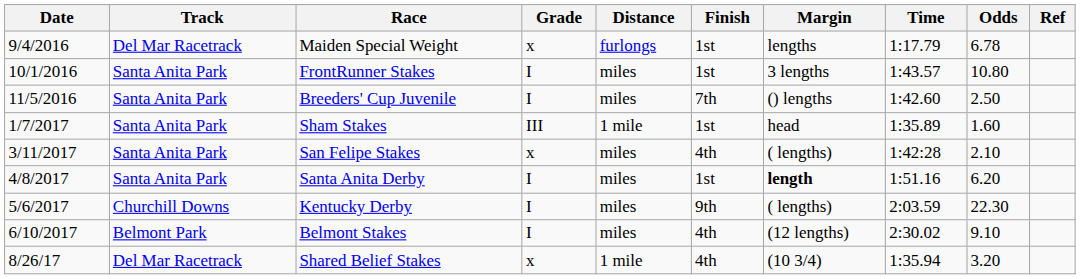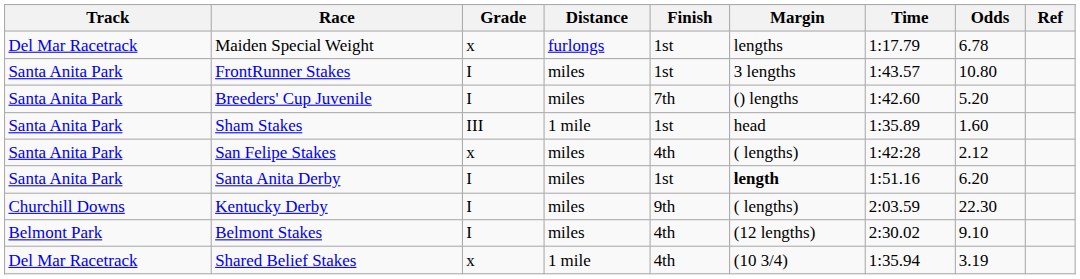- column: (57, 17)
(985, 98) 2.50 -> (974, 98) 5.20
(985, 152) 2.10 -> (974, 152) 2.12
(985, 260) 3.20 -> (974, 260) 3.19
